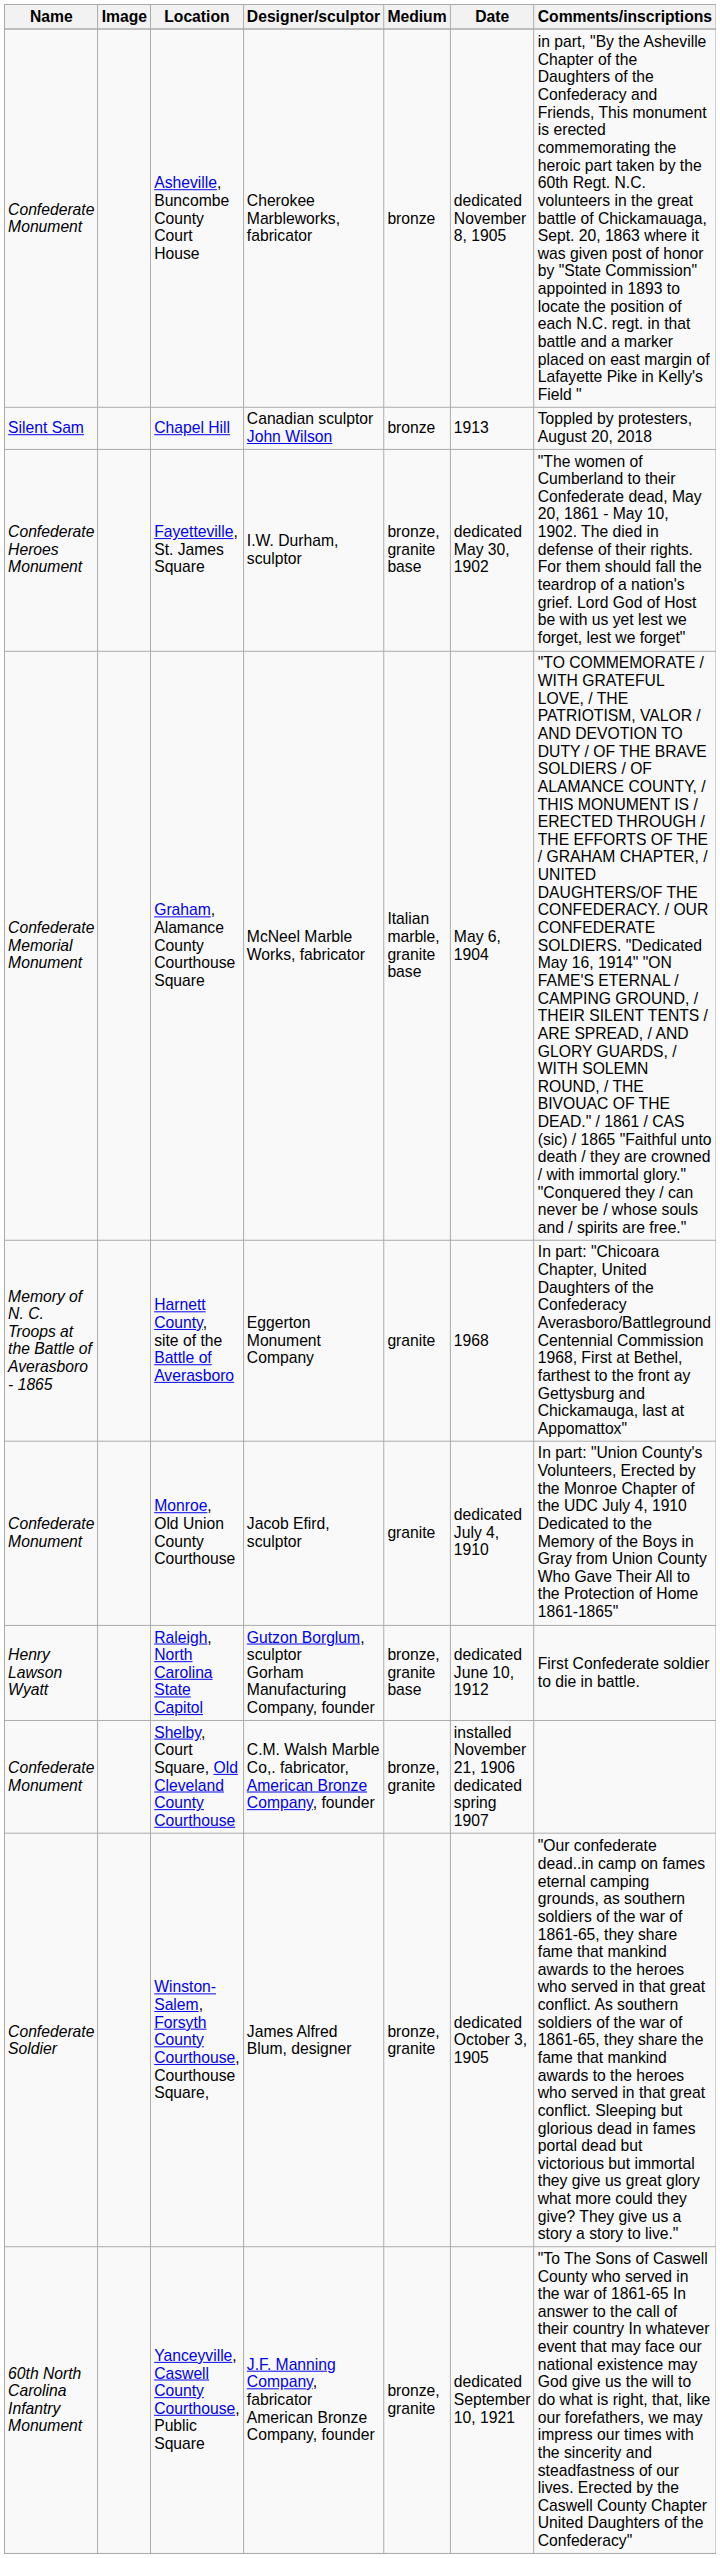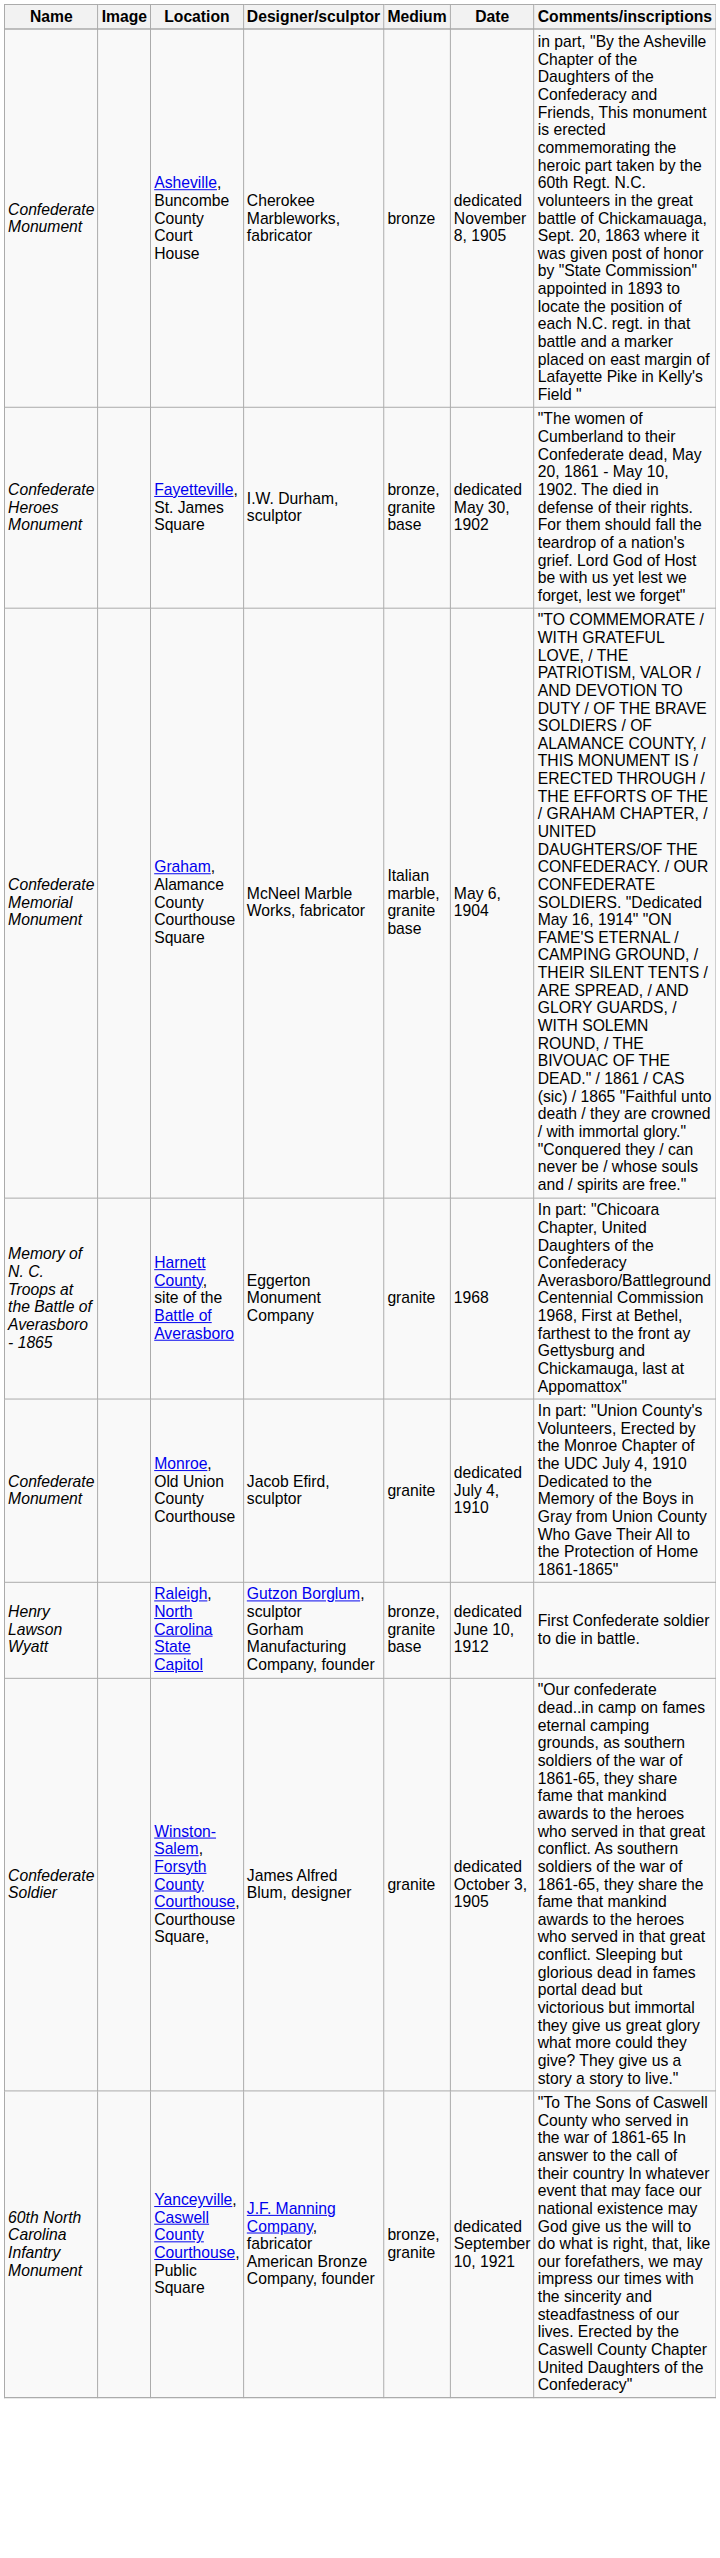- row: (192, 428)
- row: (196, 1777)
(414, 2040) bronze, granite -> (411, 1884) granite
